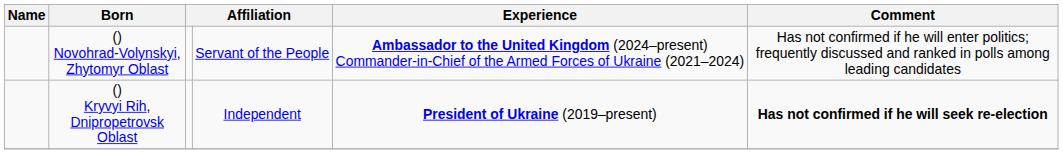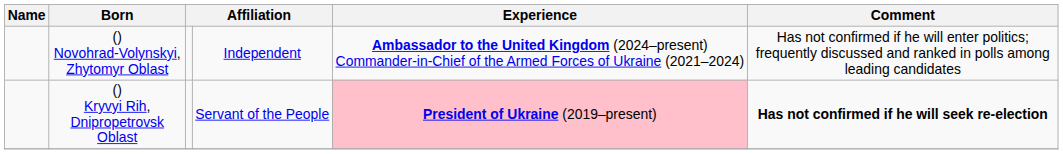(262, 53) Servant of the People -> (262, 53) Independent
(262, 114) Independent -> (262, 114) Servant of the People
(540, 114) no background -> (540, 114) pink background
